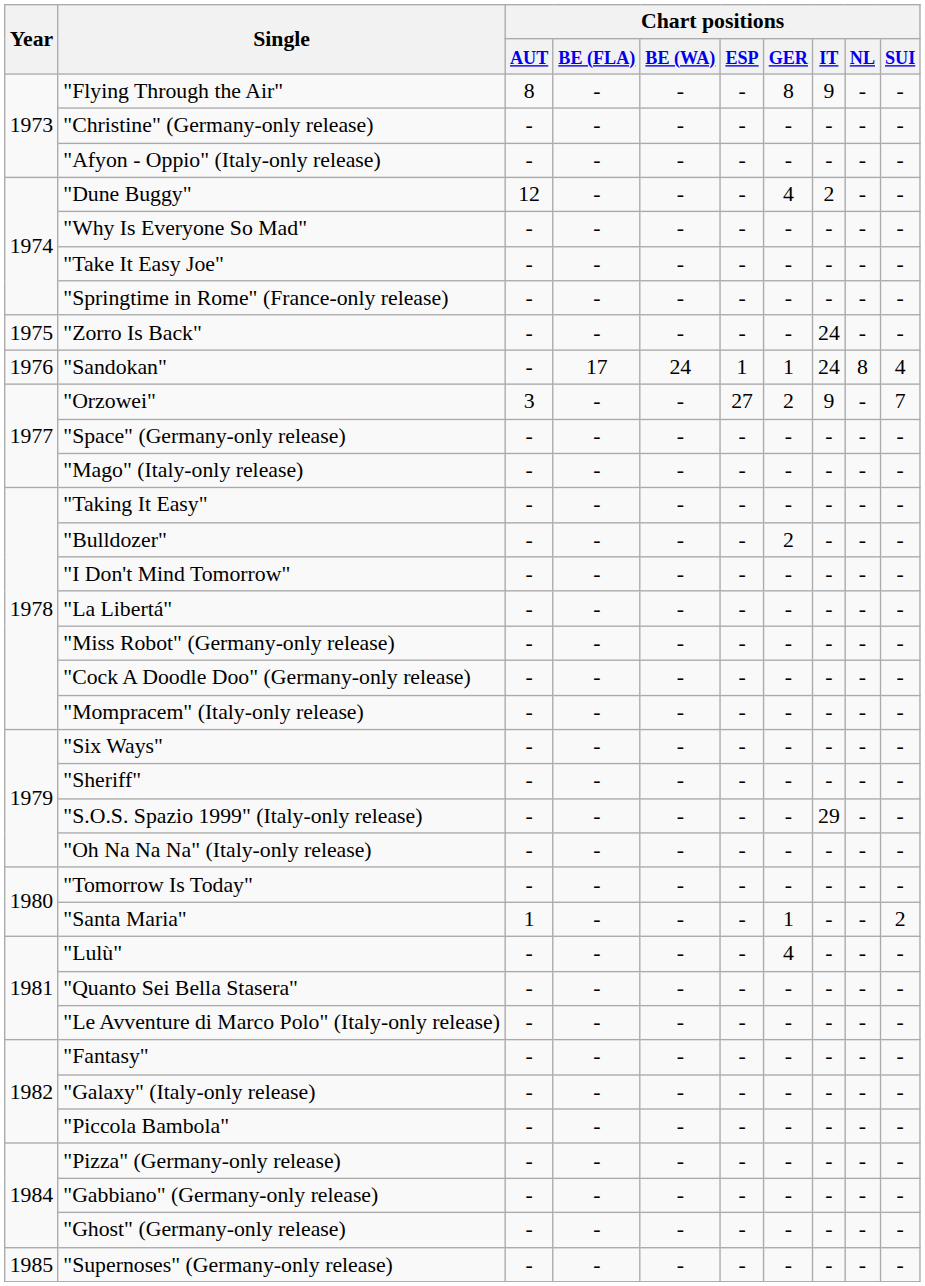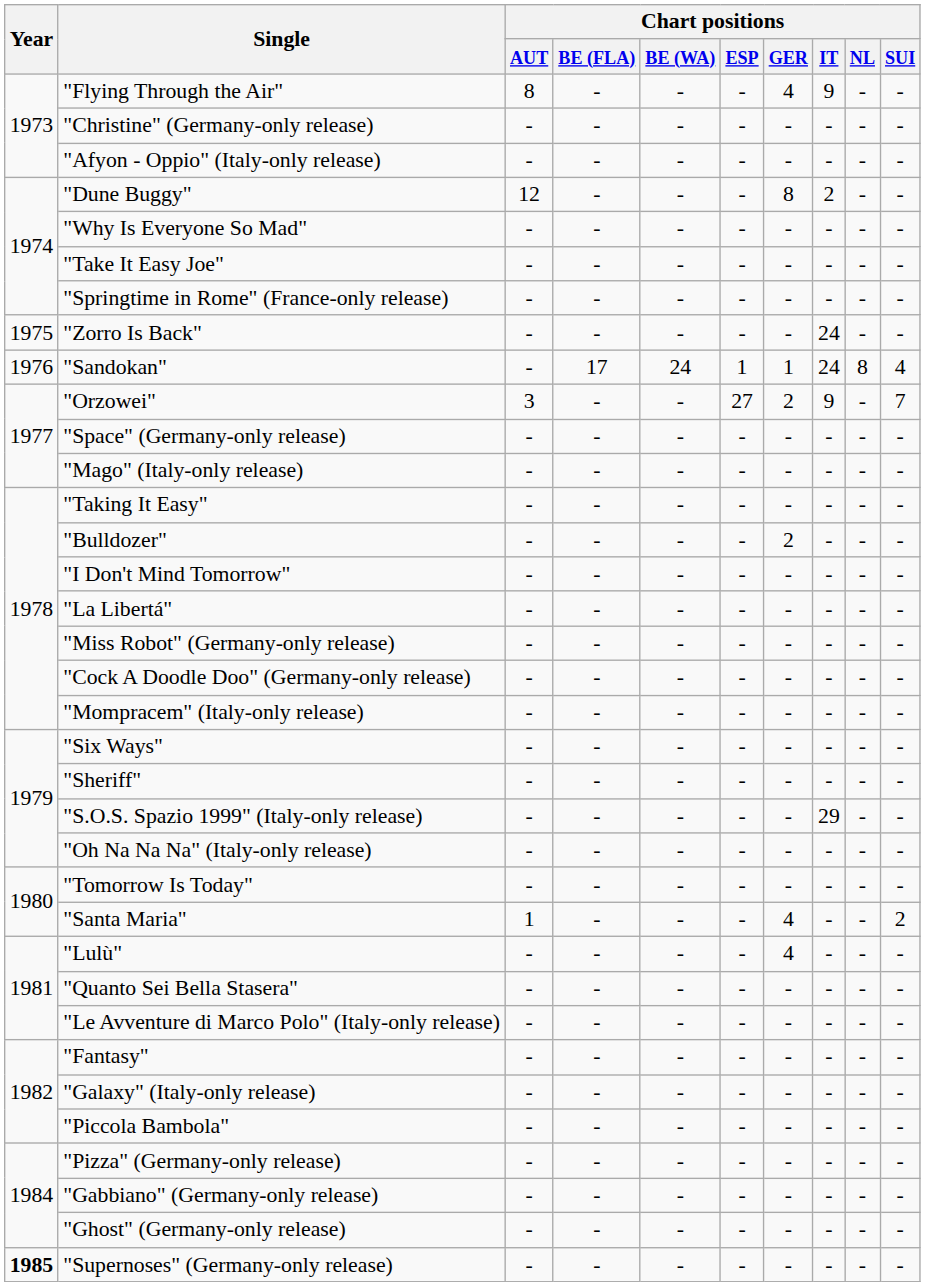(788, 90) 8 -> (788, 90) 4
(788, 194) 4 -> (788, 194) 8
(788, 919) 1 -> (788, 919) 4
(31, 1264) normal -> (31, 1264) bold
